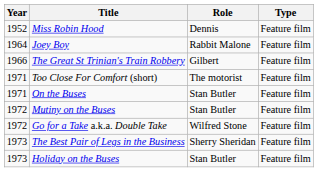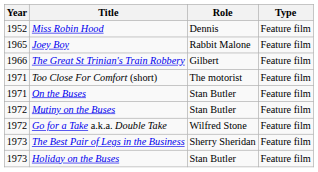(17, 45) 1964 -> (17, 45) 1965
